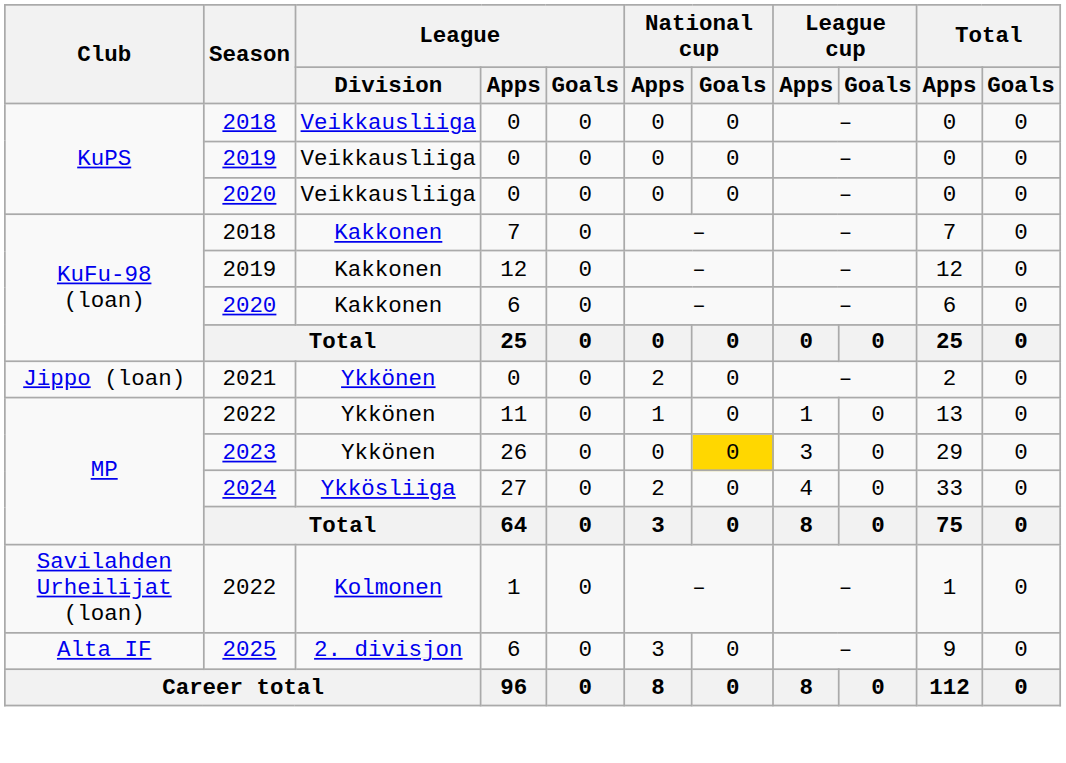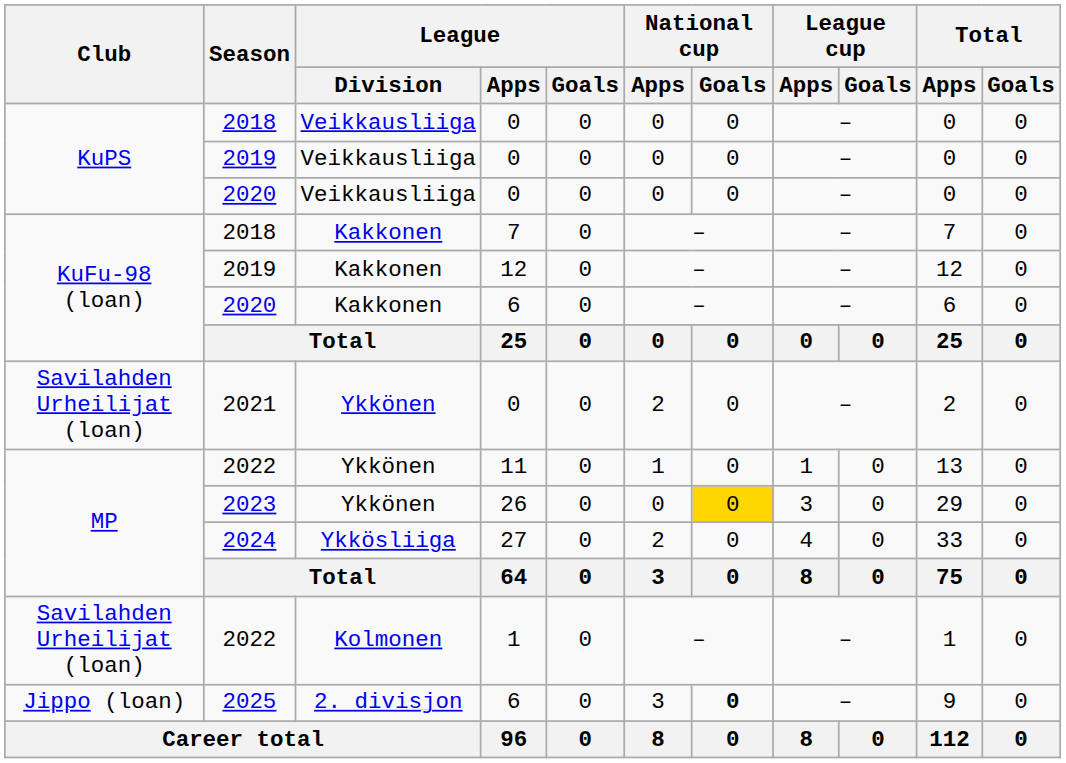(104, 379) Jippo (loan) -> (104, 405) Savilahden Urheilijat (loan)
(104, 651) Alta IF -> (104, 703) Jippo (loan)
(733, 651) normal -> (733, 703) bold
